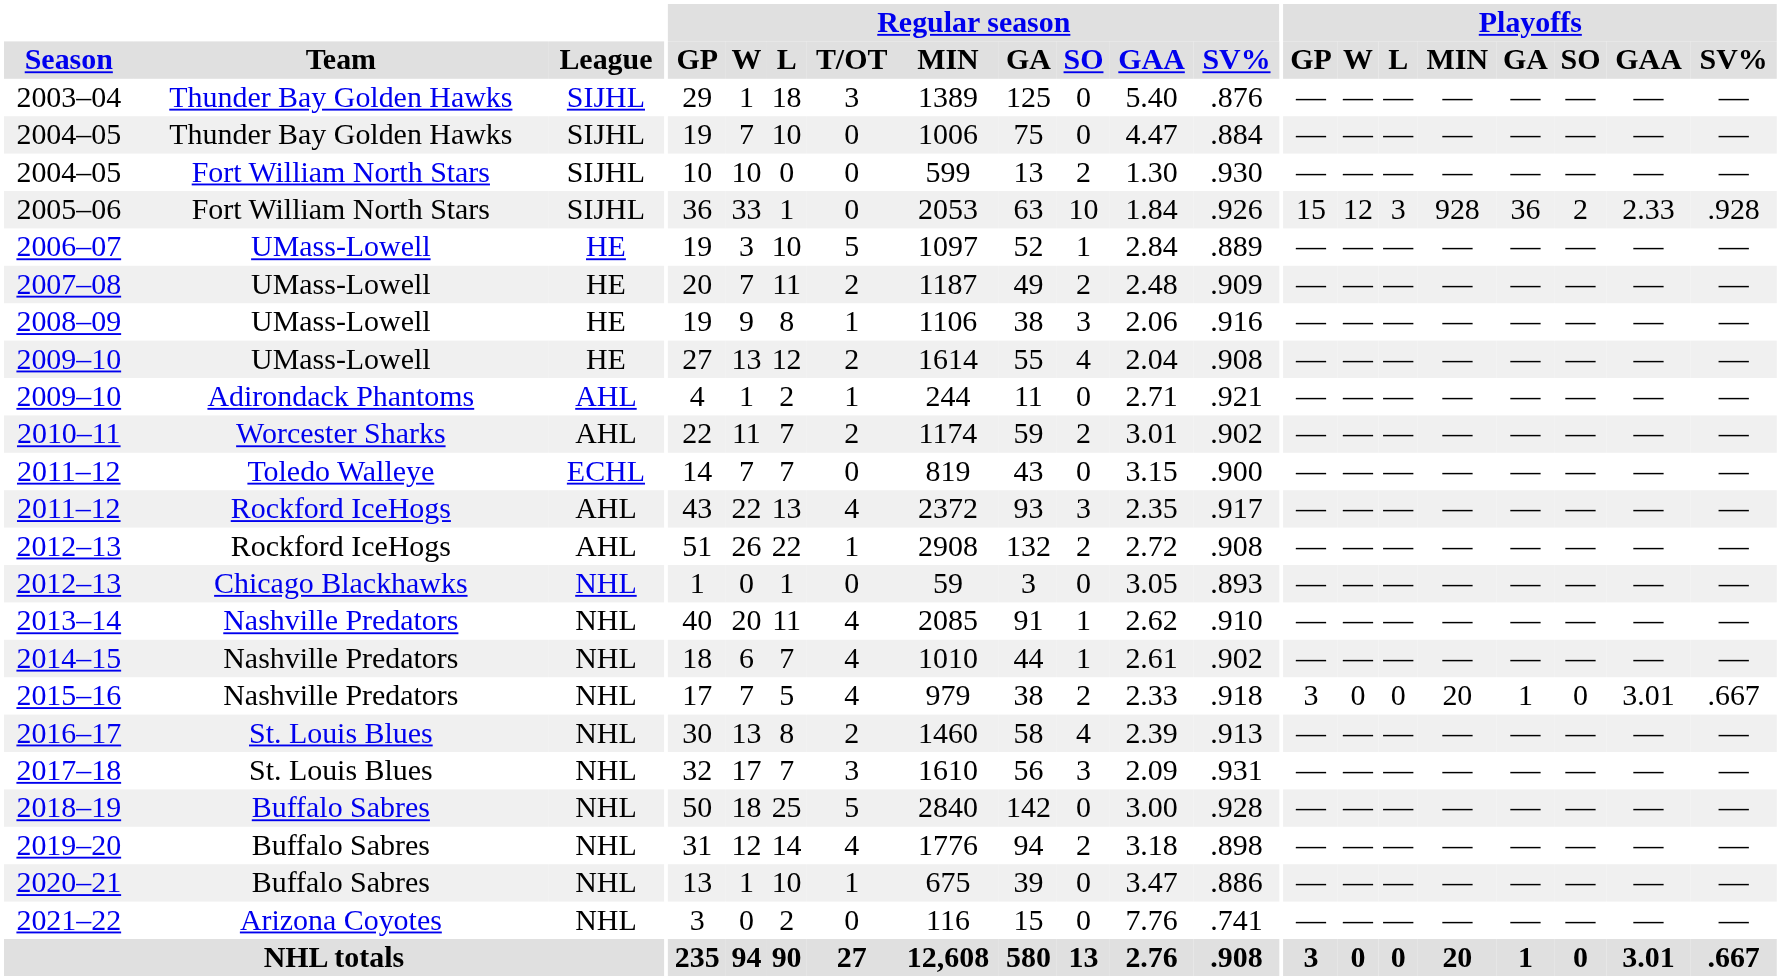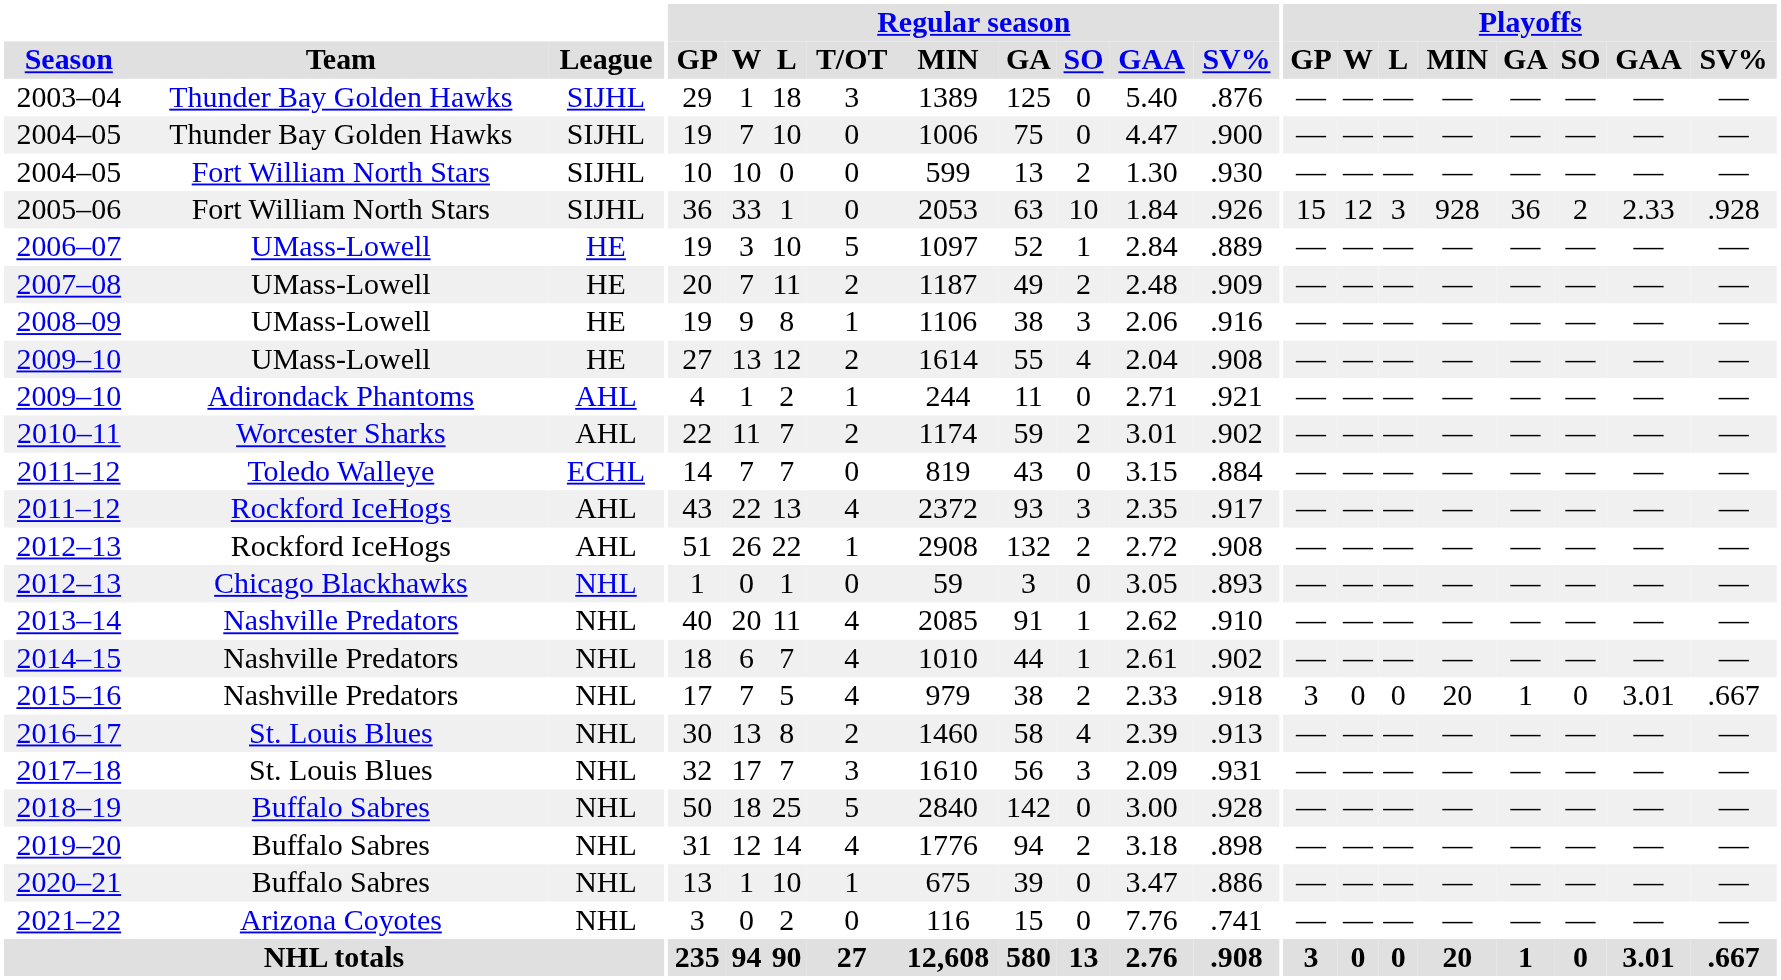(1236, 134) .884 -> (1236, 134) .900
(1236, 471) .900 -> (1236, 471) .884
